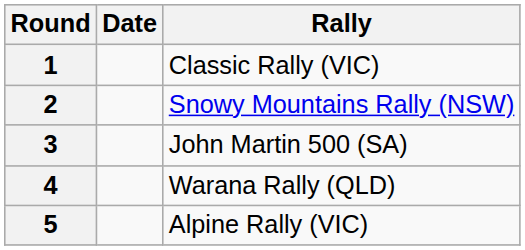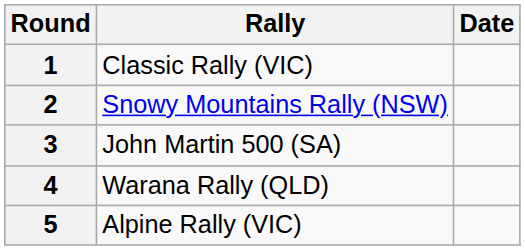columns swapped: (342, 24) <-> (130, 24)
